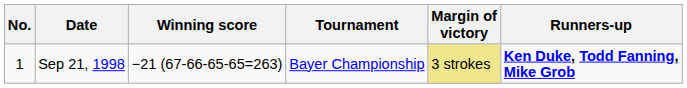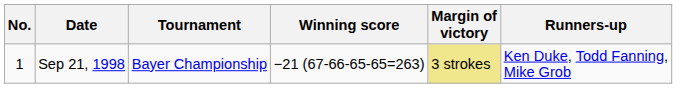columns swapped: (357, 24) <-> (207, 24)
(591, 64) bold -> (586, 64) normal
